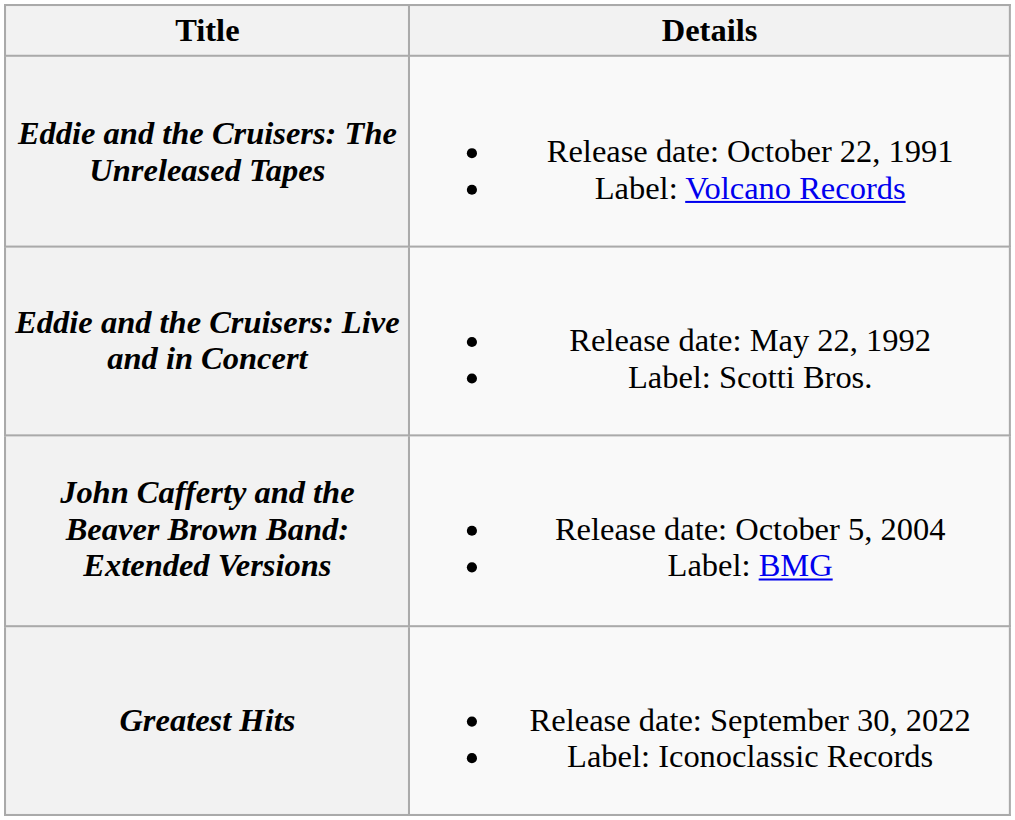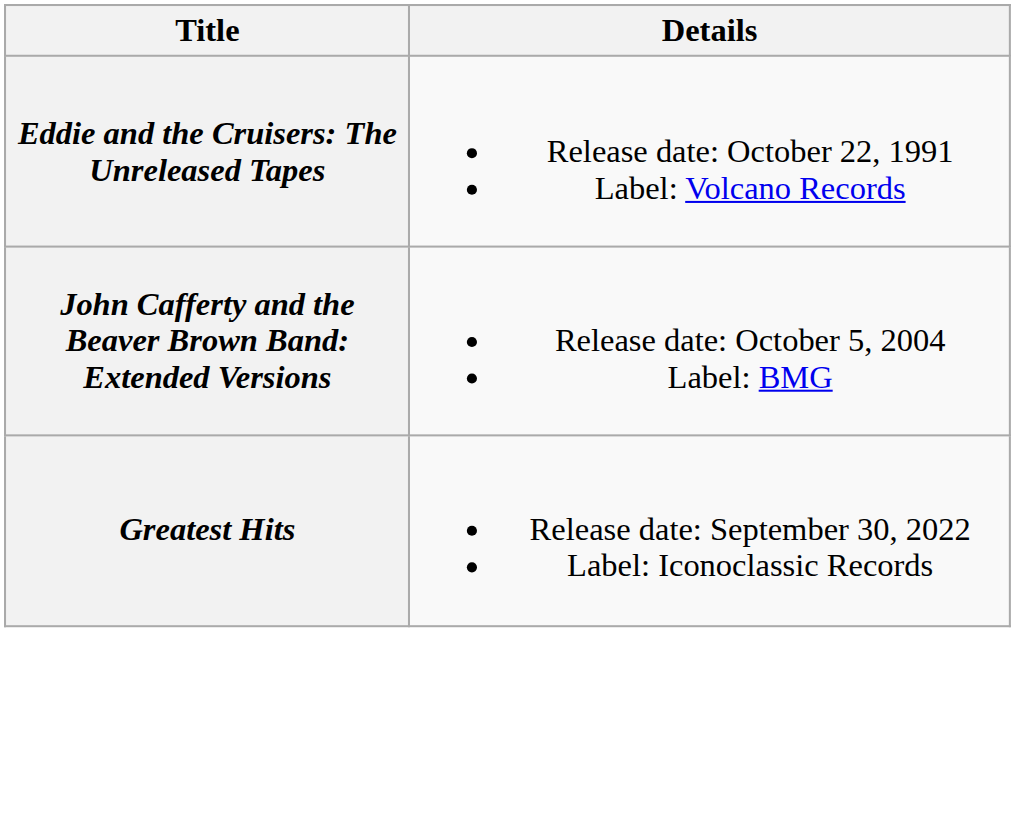- row: (207, 340)
